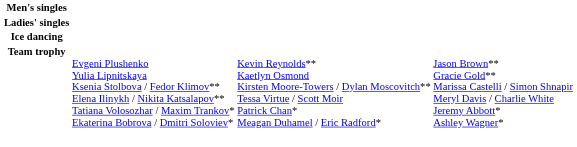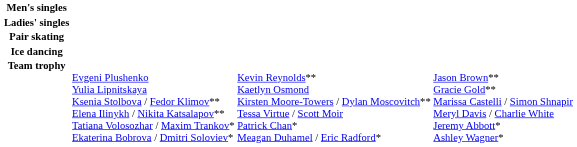+ row: (37, 37)
